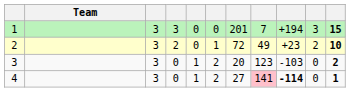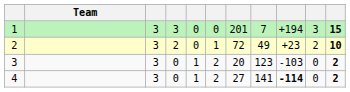(264, 79) pink background -> (264, 79) no background
(336, 79) 1 -> (336, 79) 2
